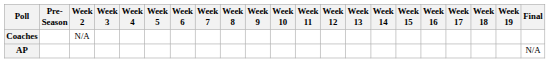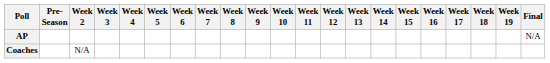rows swapped: (22, 51) <-> (22, 36)
